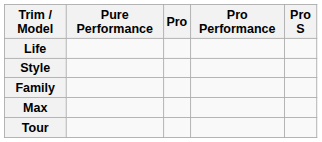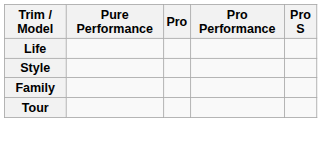- row: (35, 108)
